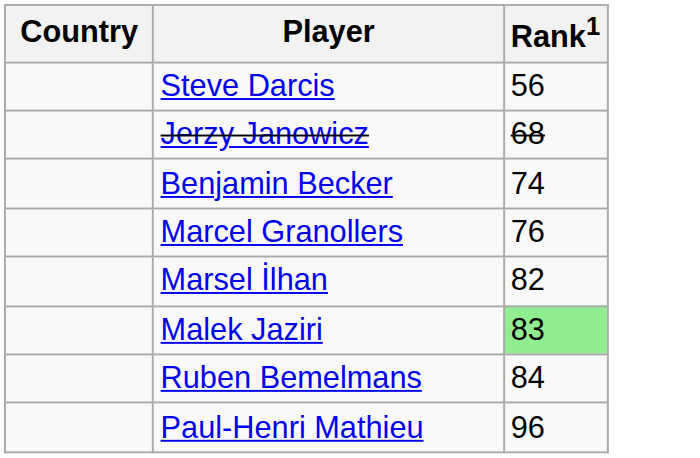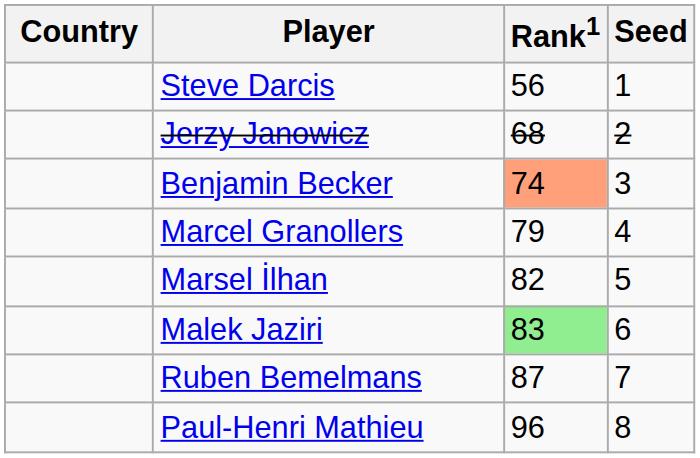+ column: (651, 32)
(528, 183) no background -> (528, 183) lightsalmon background
(528, 232) 76 -> (528, 232) 79
(528, 378) 84 -> (528, 378) 87
